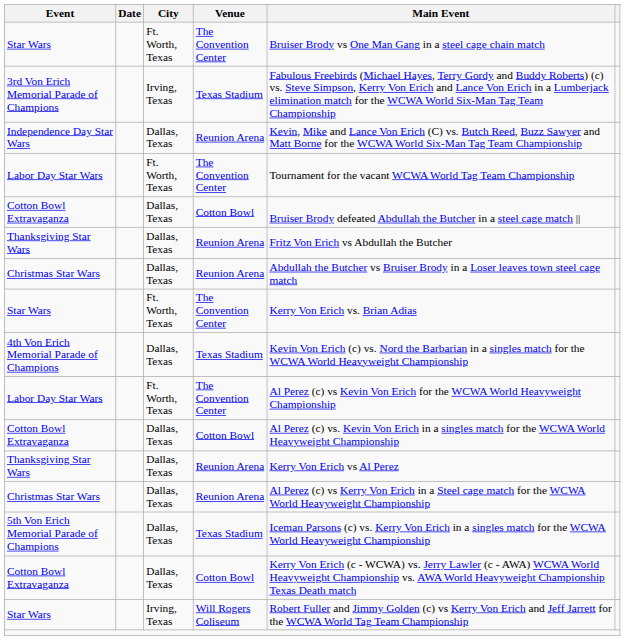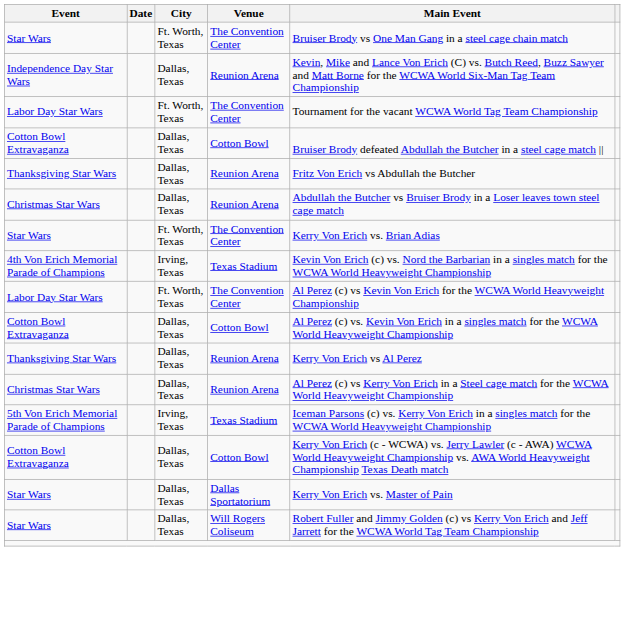- row: (52, 94)
(162, 354) Dallas, Texas -> (173, 266) Irving, Texas
(162, 534) Dallas, Texas -> (173, 420) Irving, Texas
+ row: (29, 494)
(161, 614) Irving, Texas -> (173, 525) Dallas, Texas
